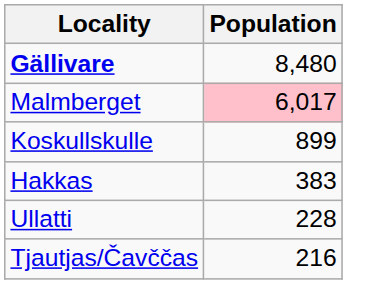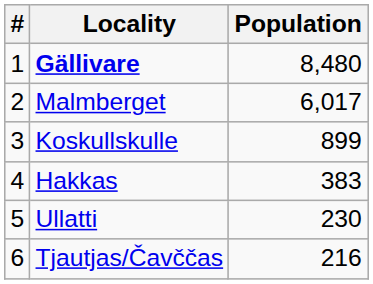+ column: (17, 24)
(306, 102) pink background -> (331, 102) no background
(316, 219) 228 -> (341, 219) 230
